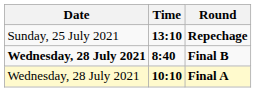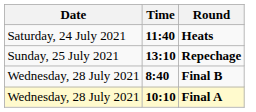+ row: (197, 35)
(77, 55) bold -> (73, 76) normal
